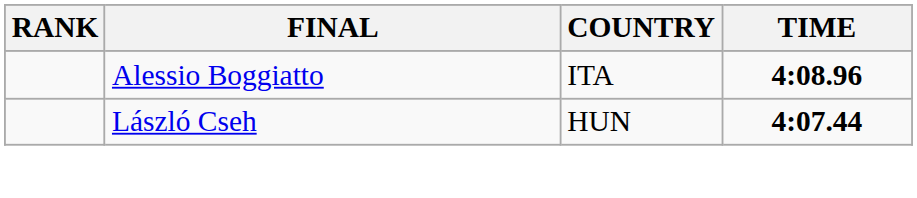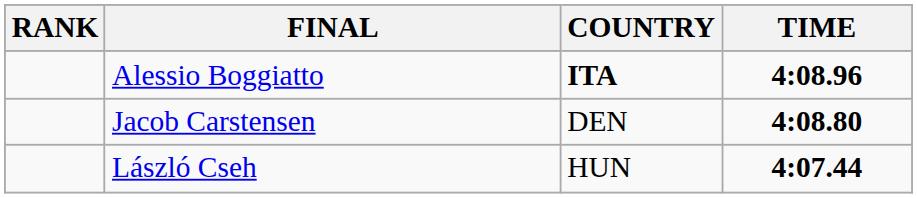(590, 74) normal -> (592, 74) bold
+ row: (214, 121)
